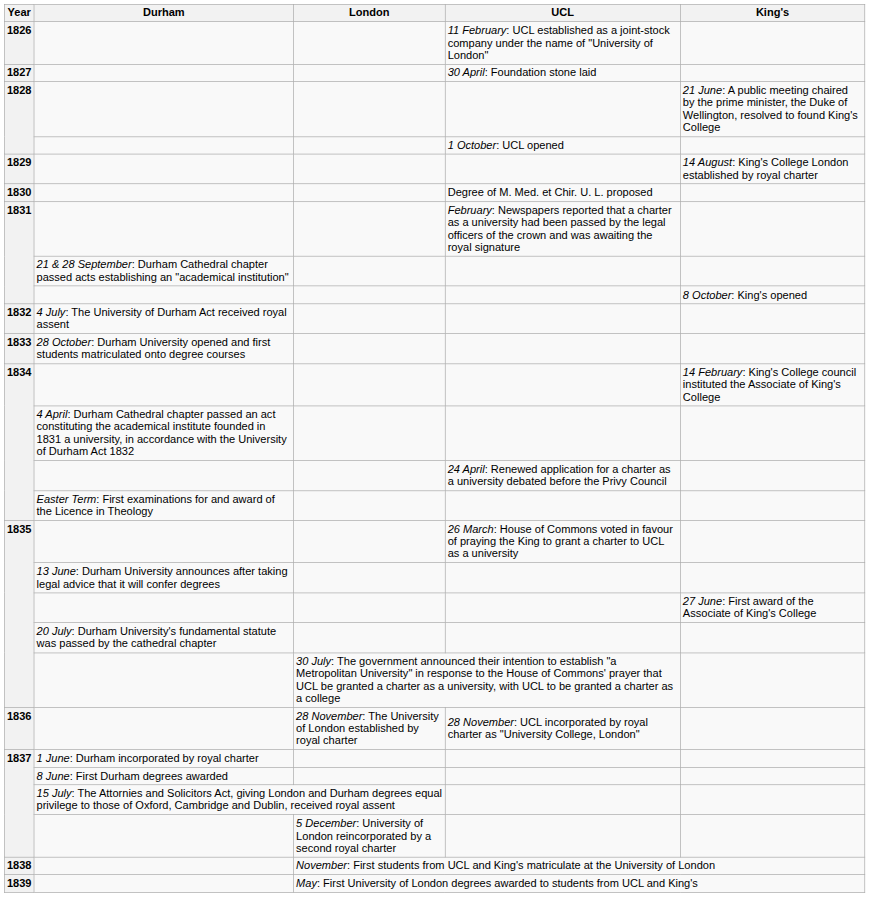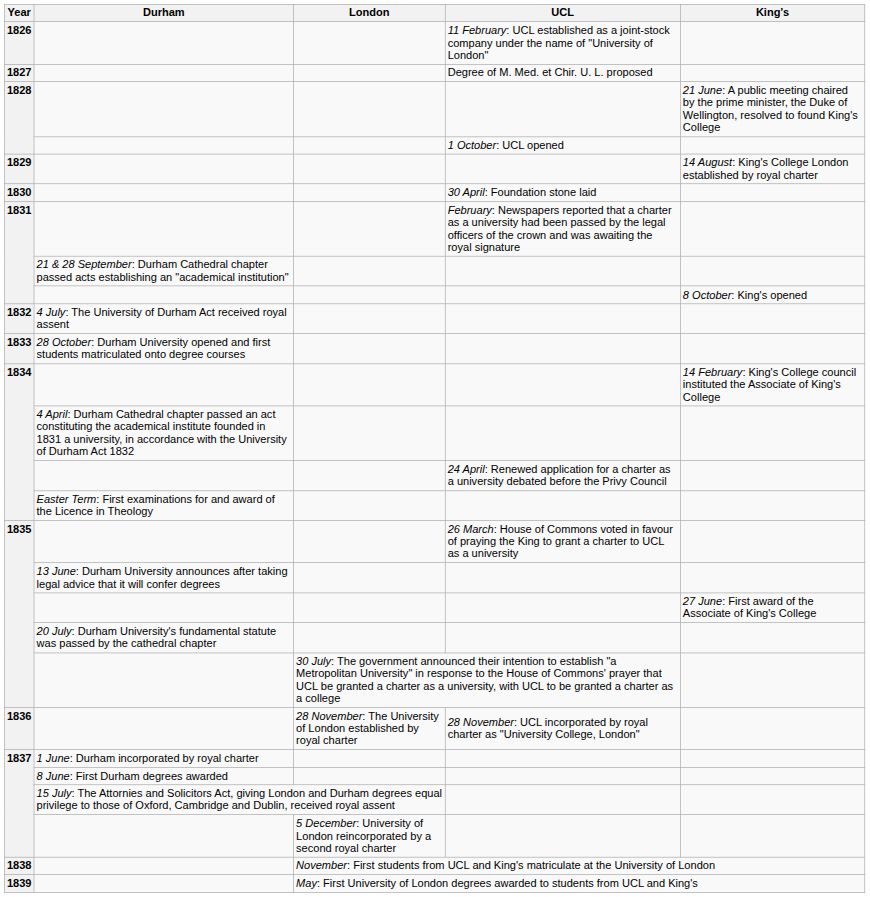(522, 73) 30 April: Foundation stone laid -> (550, 73) Degree of M. Med. et Chir. U. L. proposed
(550, 192) Degree of M. Med. et Chir. U. L. proposed -> (522, 192) 30 April: Foundation stone laid
